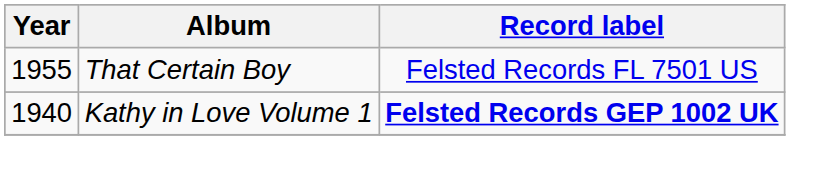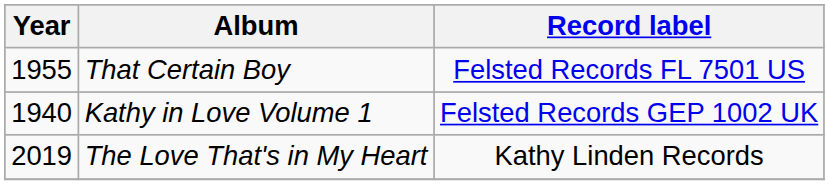(582, 112) bold -> (629, 112) normal
+ row: (256, 156)
